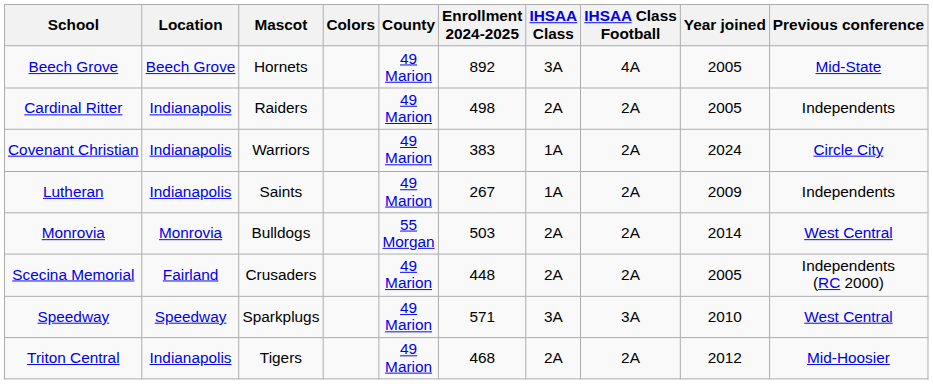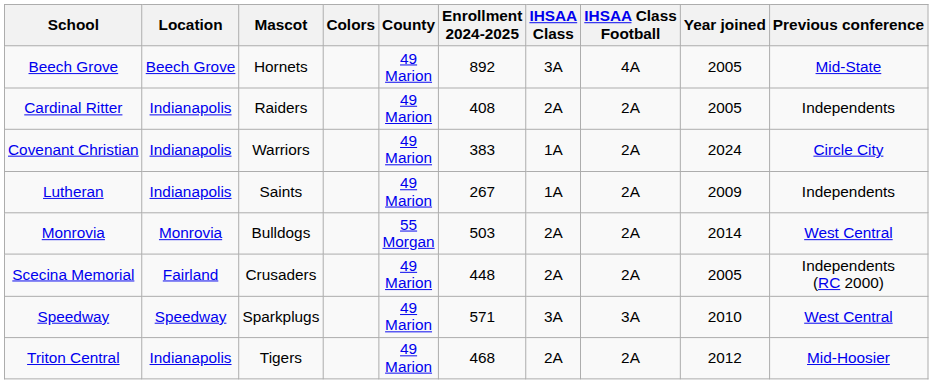(482, 108) 498 -> (482, 108) 408
